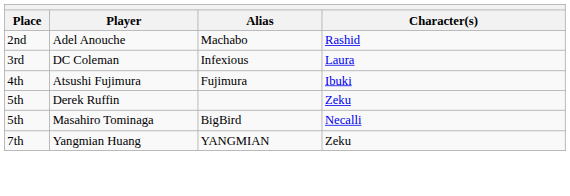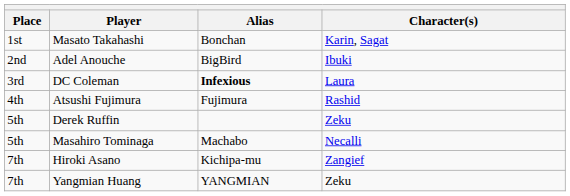+ row: (98, 40)
(224, 40) Machabo -> (221, 60) BigBird
(343, 40) Rashid -> (338, 60) Ibuki
(225, 60) normal -> (226, 80) bold
(338, 80) Ibuki -> (343, 100) Rashid
(221, 120) BigBird -> (224, 140) Machabo
+ row: (87, 160)
